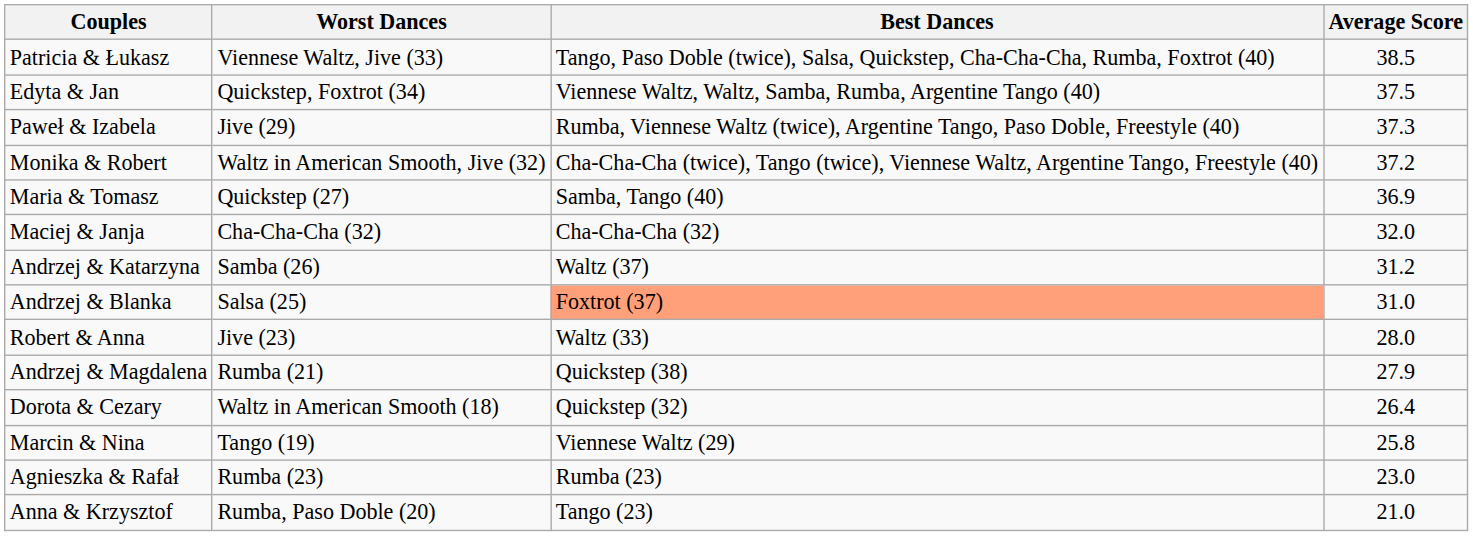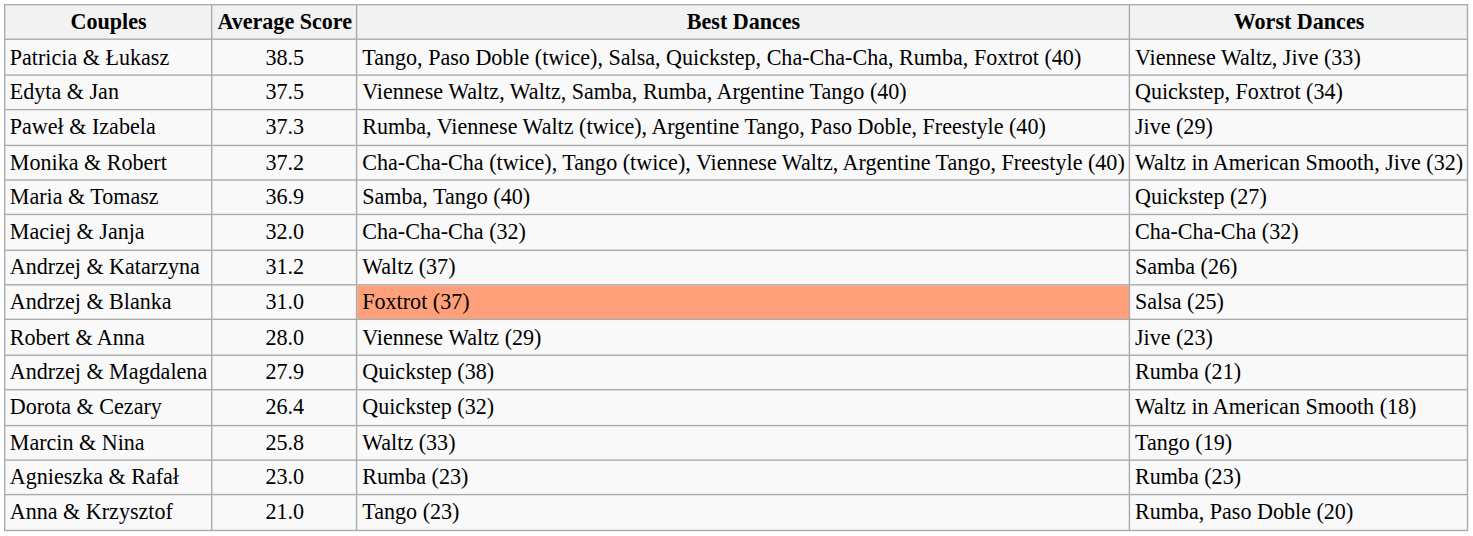columns swapped: (1396, 22) <-> (381, 22)
(602, 337) Waltz (33) -> (452, 337) Viennese Waltz (29)
(645, 442) Viennese Waltz (29) -> (409, 442) Waltz (33)
